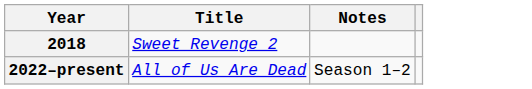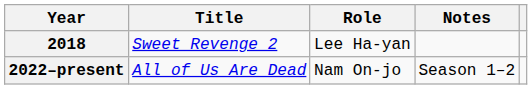+ column: (362, 18)
